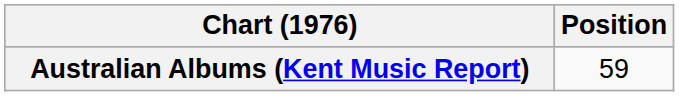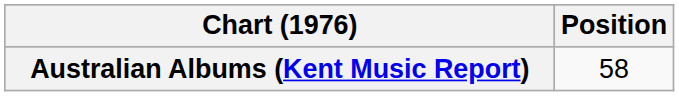(614, 68) 59 -> (614, 68) 58
